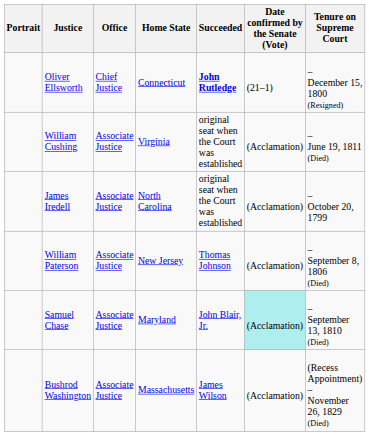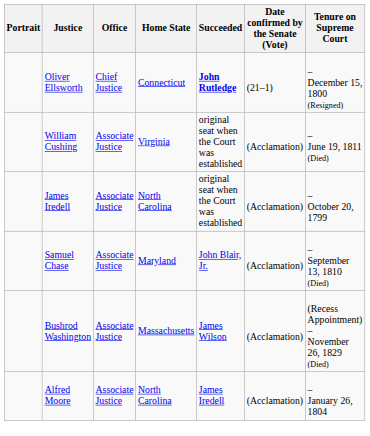- row: (61, 260)
(275, 325) paleturquoise background -> (275, 266) no background
+ row: (58, 396)
